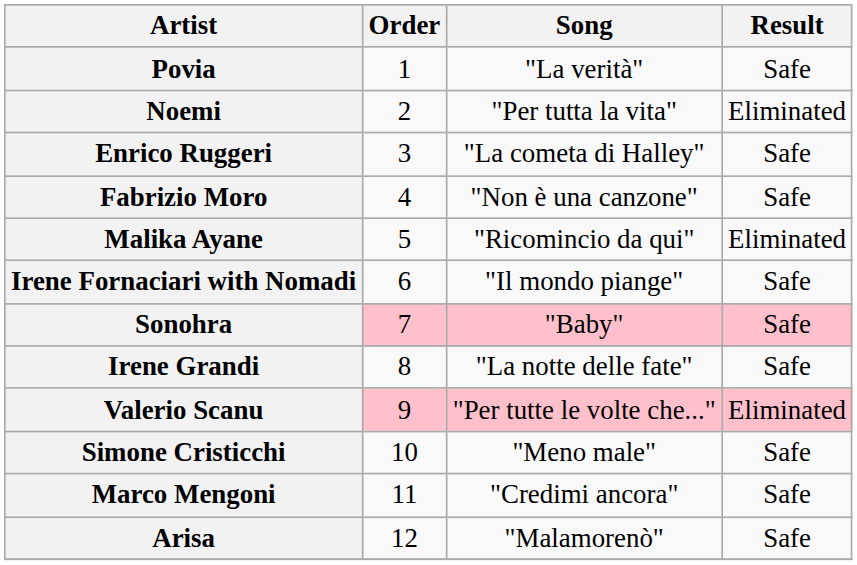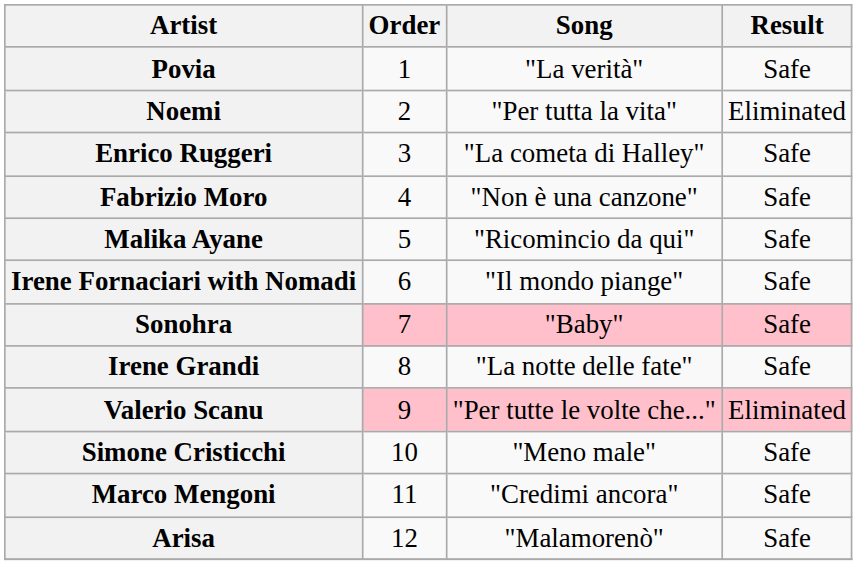(787, 238) Eliminated -> (787, 238) Safe
